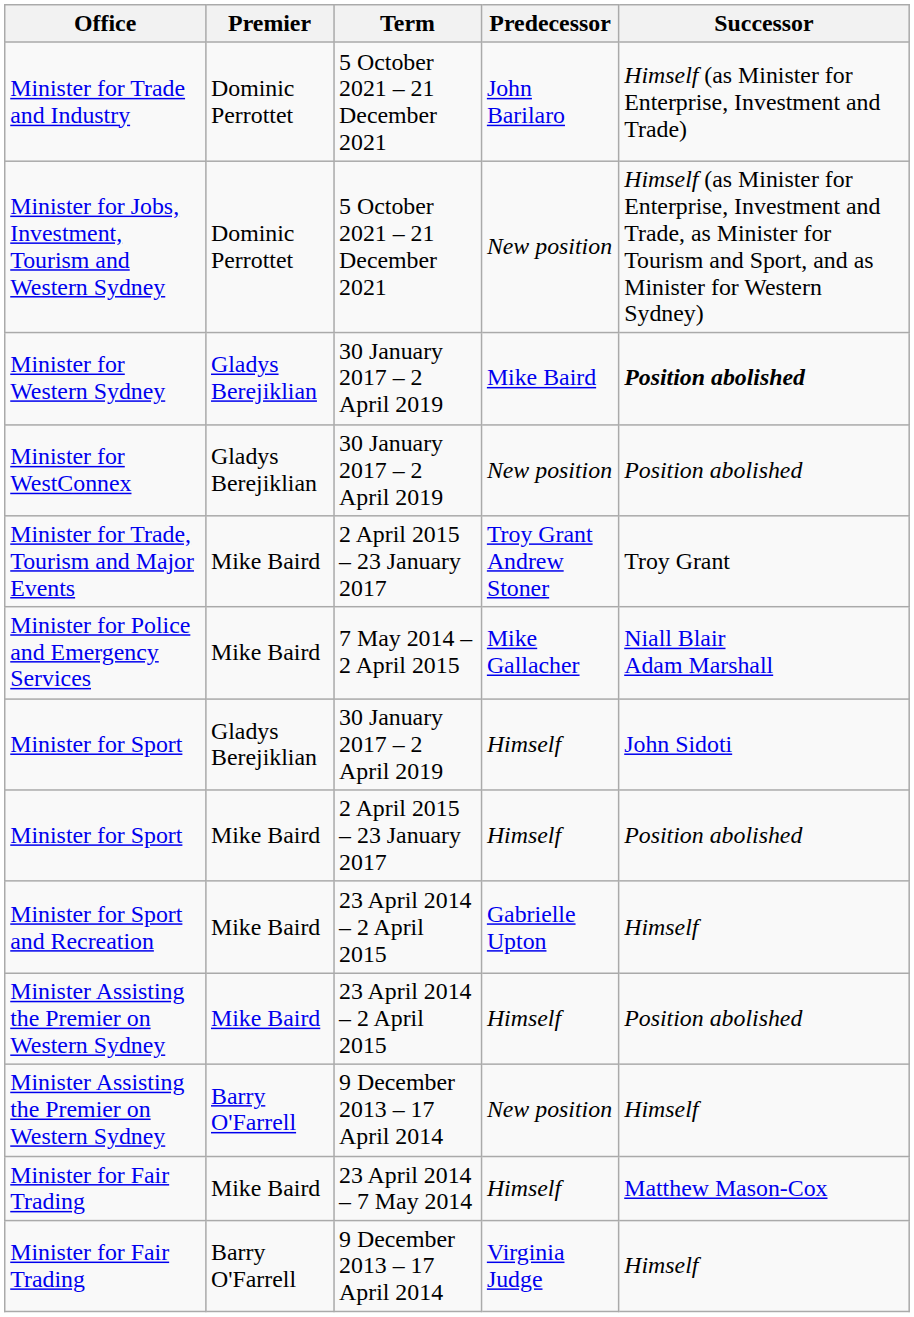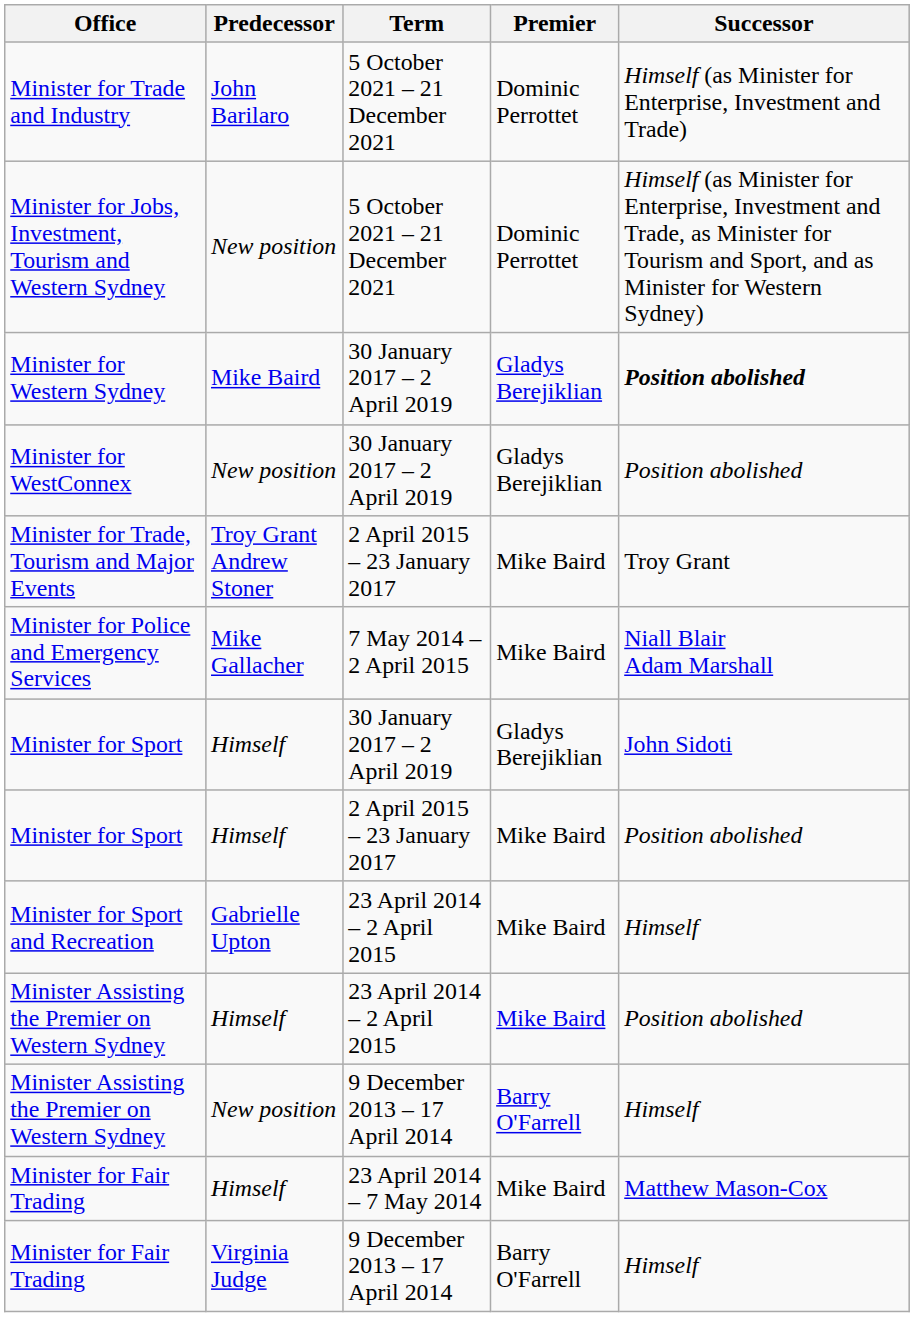columns swapped: (270, 23) <-> (550, 23)
